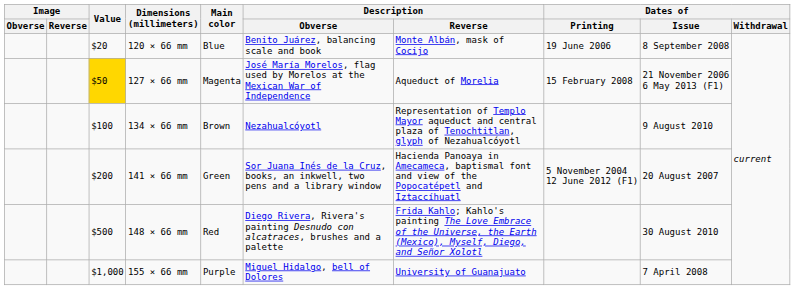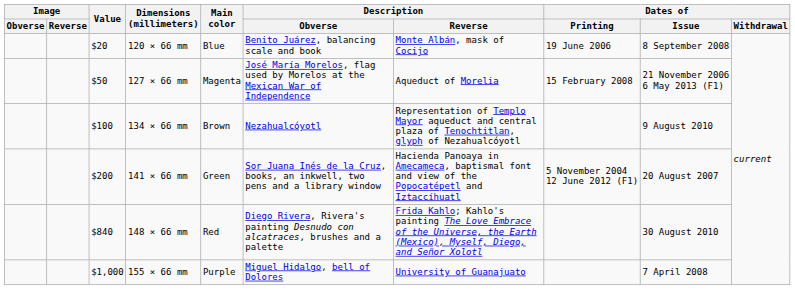(99, 81) gold background -> (99, 81) no background
(102, 232) $500 -> (102, 232) $840
